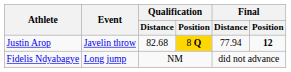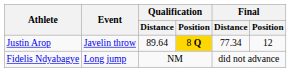(157, 43) 82.68 -> (157, 43) 89.64
(231, 43) 77.94 -> (231, 43) 77.34
(268, 43) bold -> (268, 43) normal
